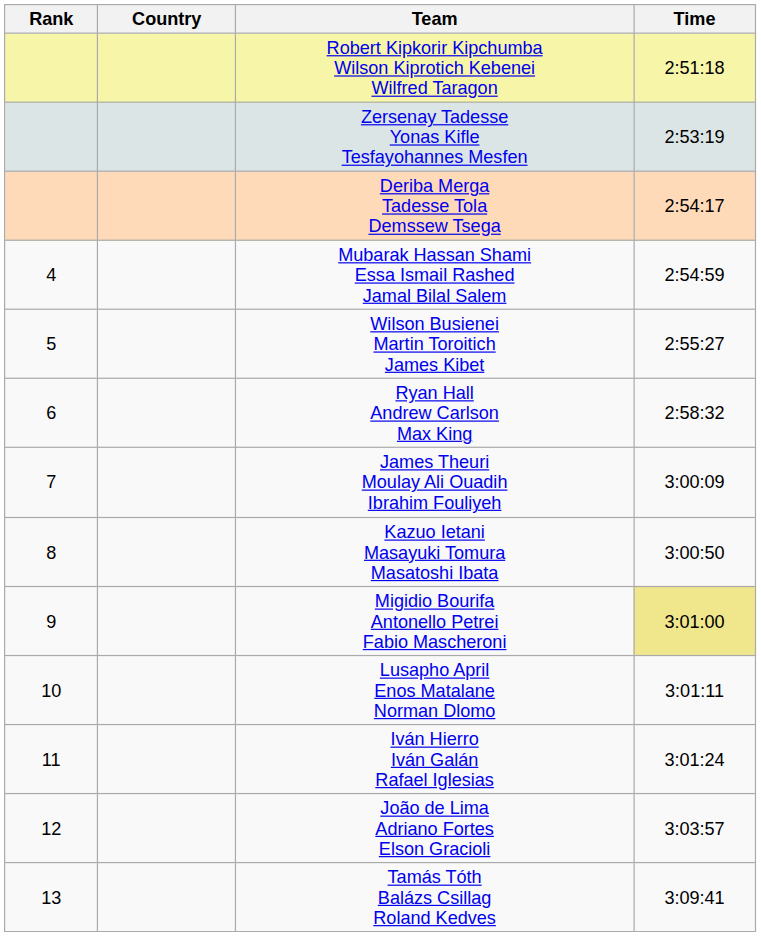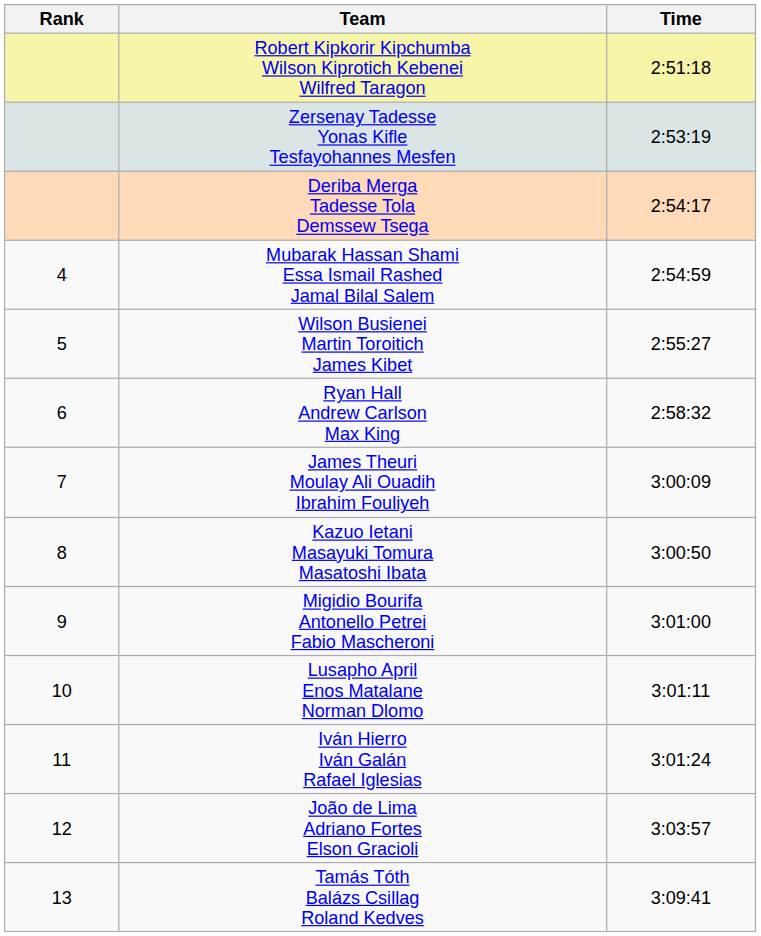- column: (167, 19)
(695, 621) khaki background -> (681, 621) no background
